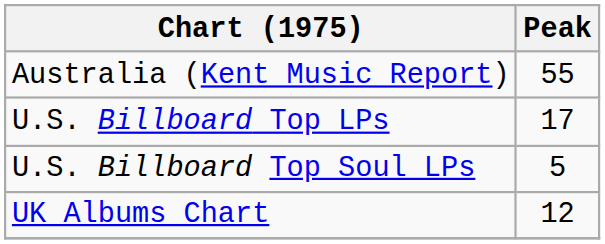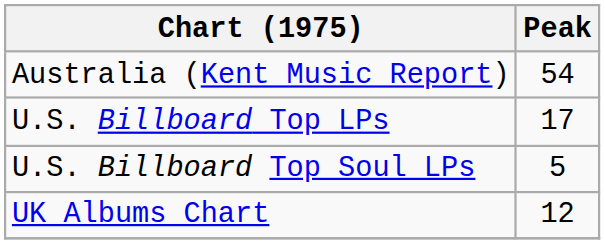(558, 75) 55 -> (558, 75) 54
